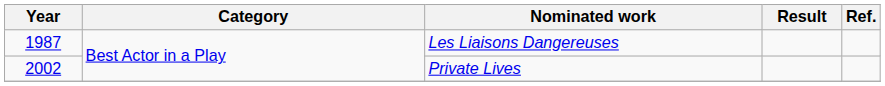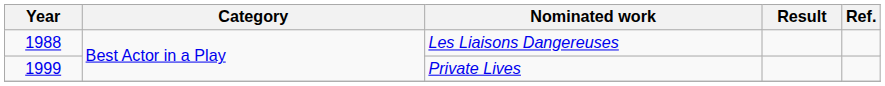(43, 42) 1987 -> (43, 42) 1988
(43, 68) 2002 -> (43, 68) 1999
